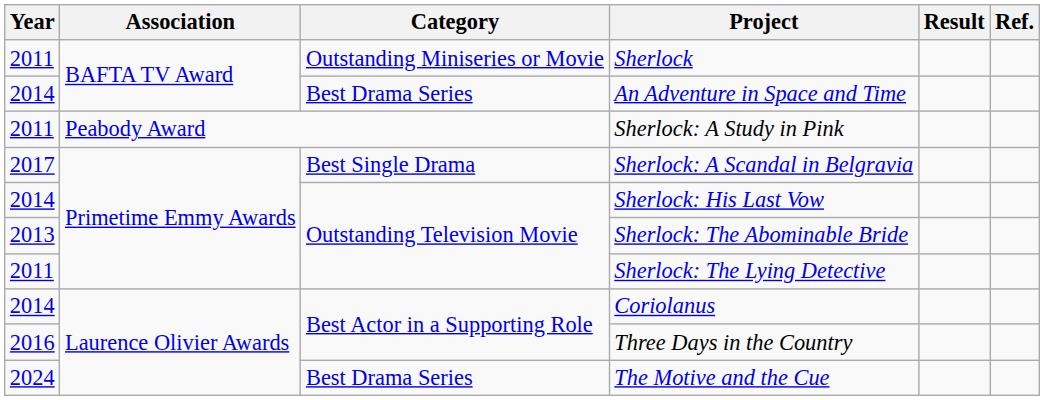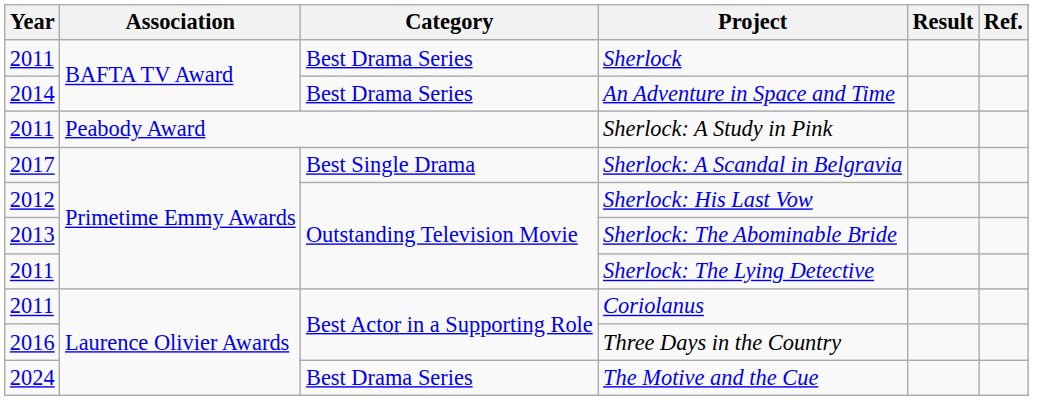(455, 57) Outstanding Miniseries or Movie -> (389, 57) Best Drama Series
(32, 199) 2014 -> (32, 199) 2012
(32, 306) 2014 -> (32, 306) 2011
